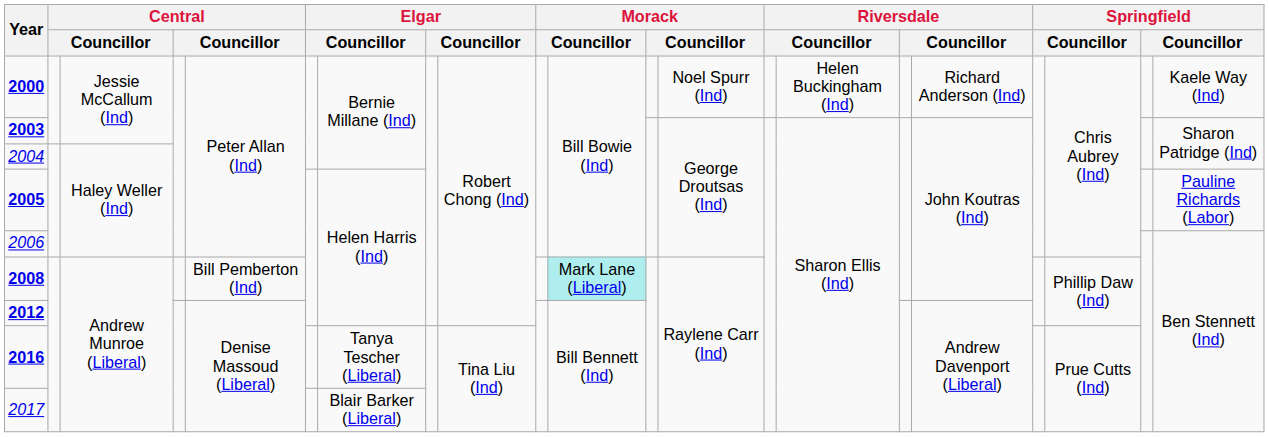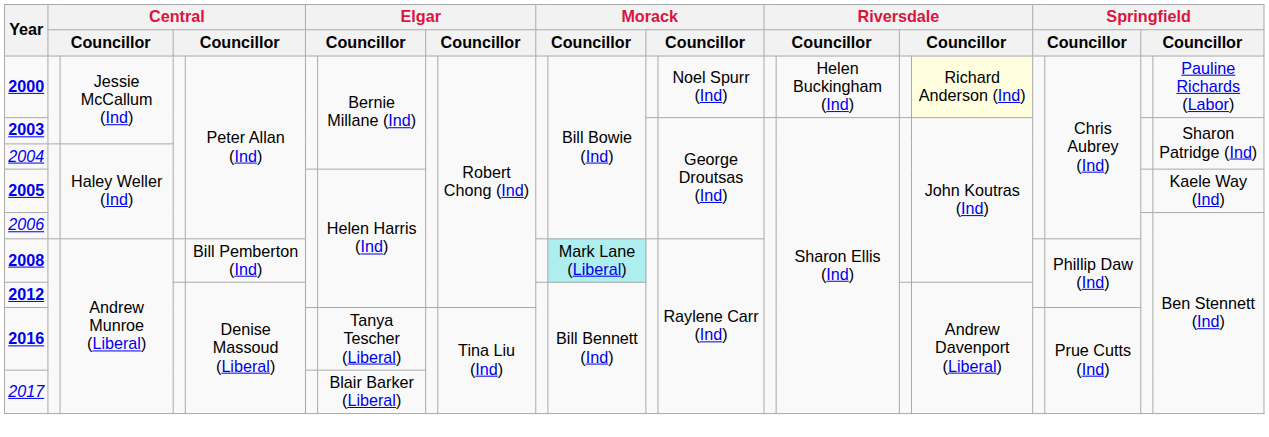(972, 86) no background -> (972, 86) lightyellow background
(1208, 86) Kaele Way (Ind) -> (1208, 86) Pauline Richards (Labor)
(1208, 199) Pauline Richards (Labor) -> (1208, 190) Kaele Way (Ind)
